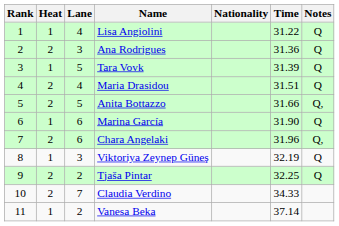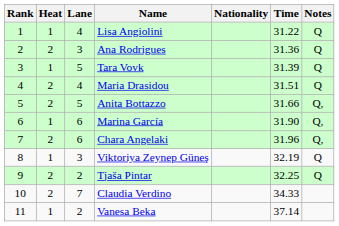(318, 121) Q -> (318, 121) Q,
